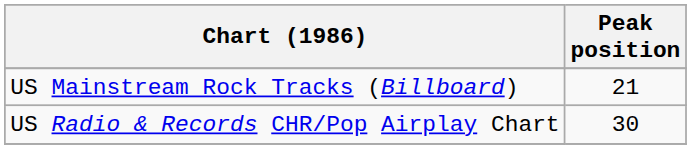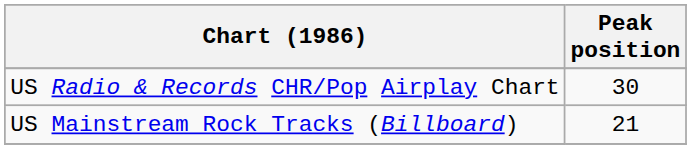rows swapped: (285, 125) <-> (264, 87)
